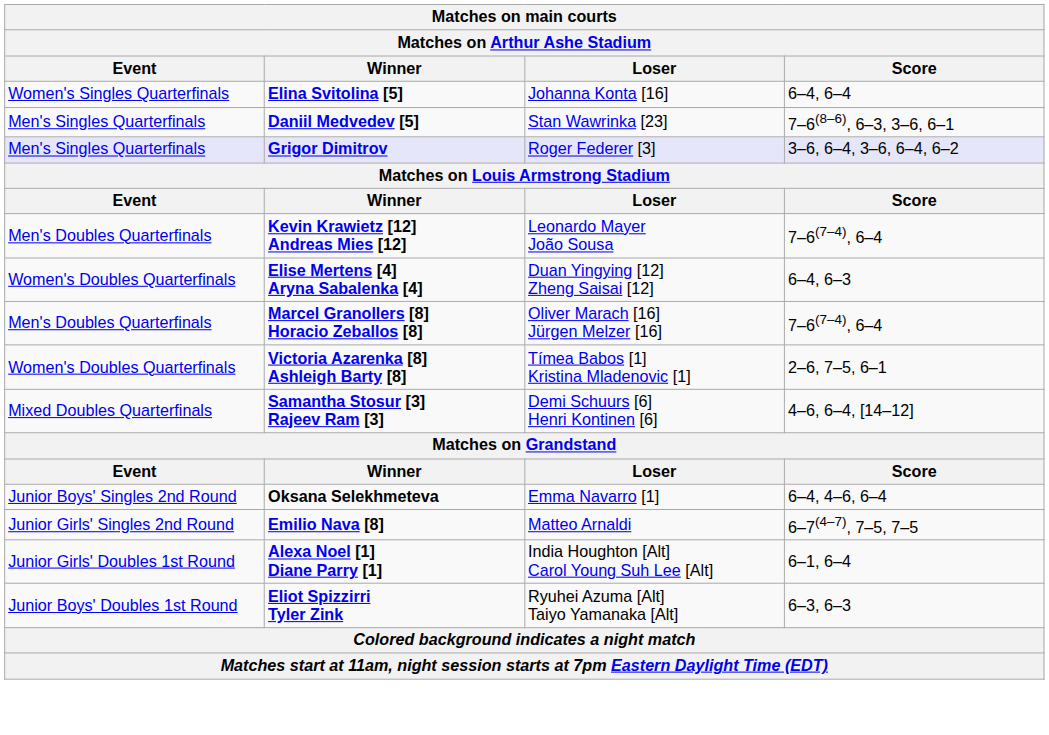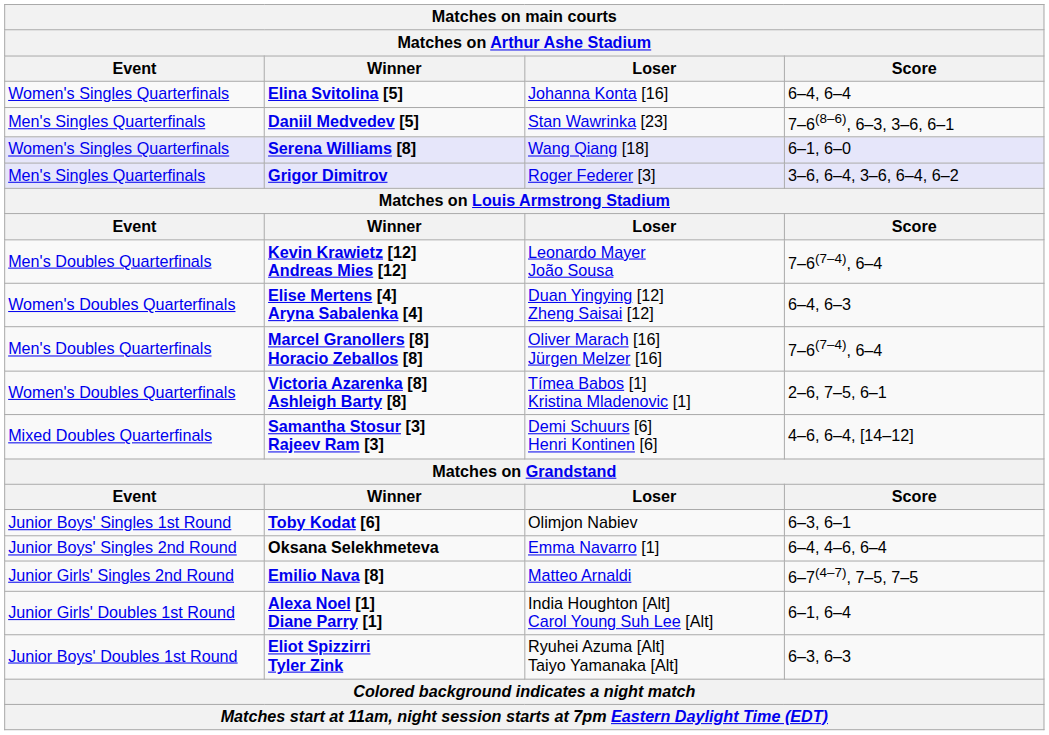+ row: (342, 149)
+ row: (324, 522)
